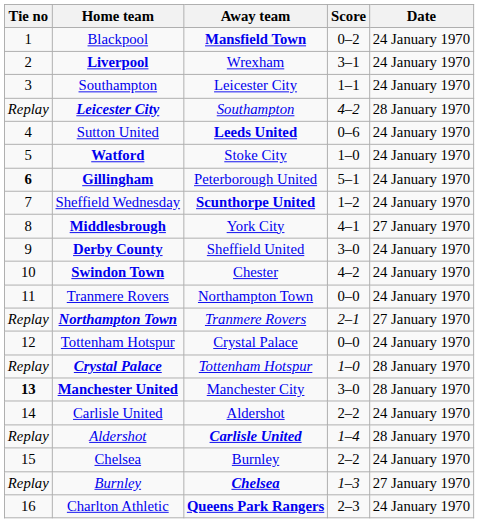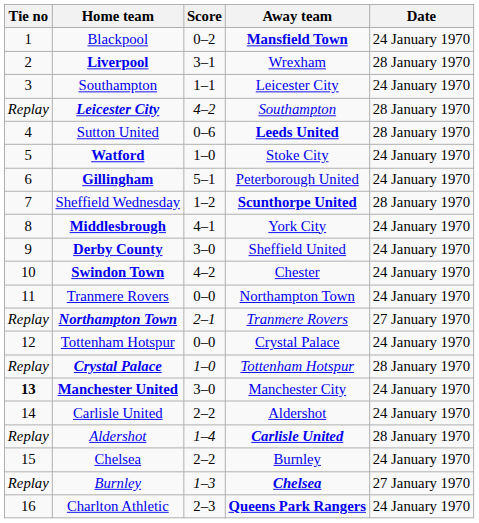columns swapped: (348, 16) <-> (256, 16)
(421, 62) 24 January 1970 -> (421, 62) 28 January 1970
(421, 132) 24 January 1970 -> (421, 132) 28 January 1970
(28, 179) bold -> (28, 179) normal
(421, 202) 24 January 1970 -> (421, 202) 28 January 1970
(421, 226) 27 January 1970 -> (421, 226) 24 January 1970
(421, 389) 28 January 1970 -> (421, 389) 24 January 1970
